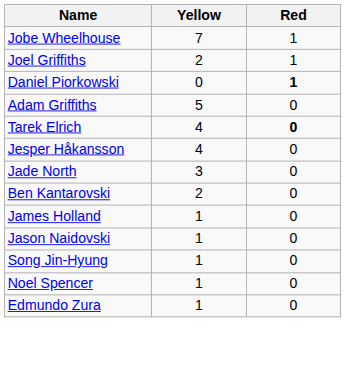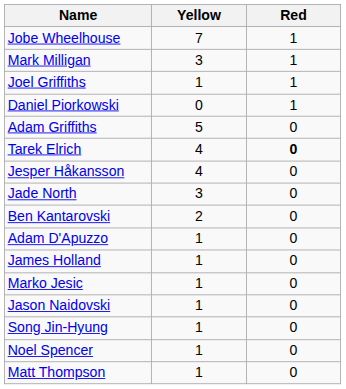+ row: (49, 60)
(199, 60) 2 -> (199, 82) 1
(293, 82) bold -> (293, 104) normal
+ row: (58, 238)
+ row: (45, 283)
+ row: (56, 372)
- row: (54, 305)
